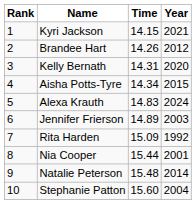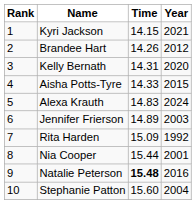(145, 84) 14.34 -> (145, 84) 14.33
(145, 173) normal -> (145, 173) bold
(176, 173) 2014 -> (176, 173) 2016
